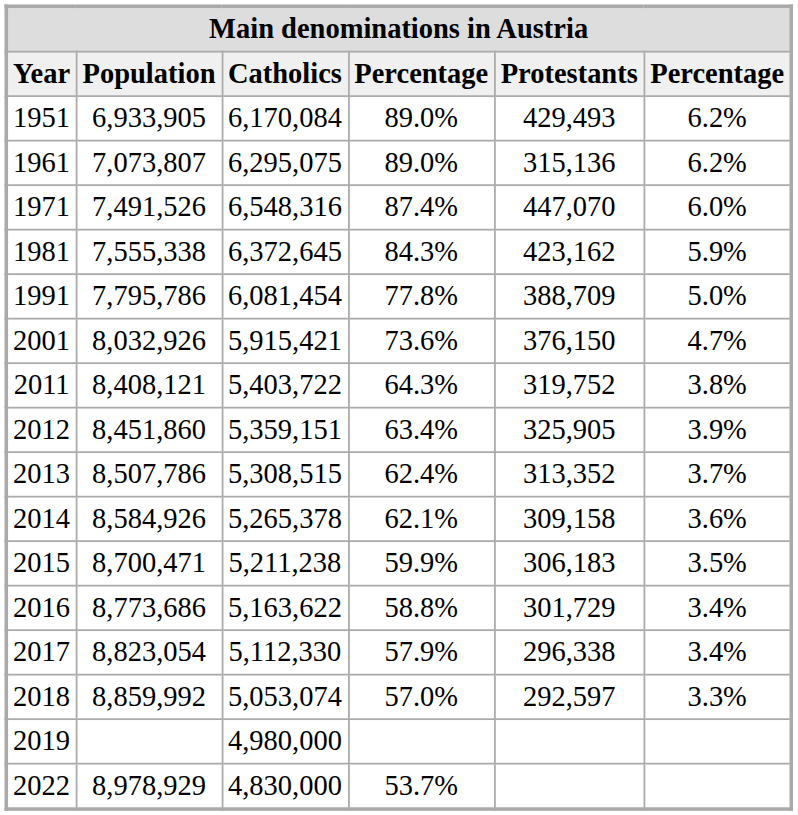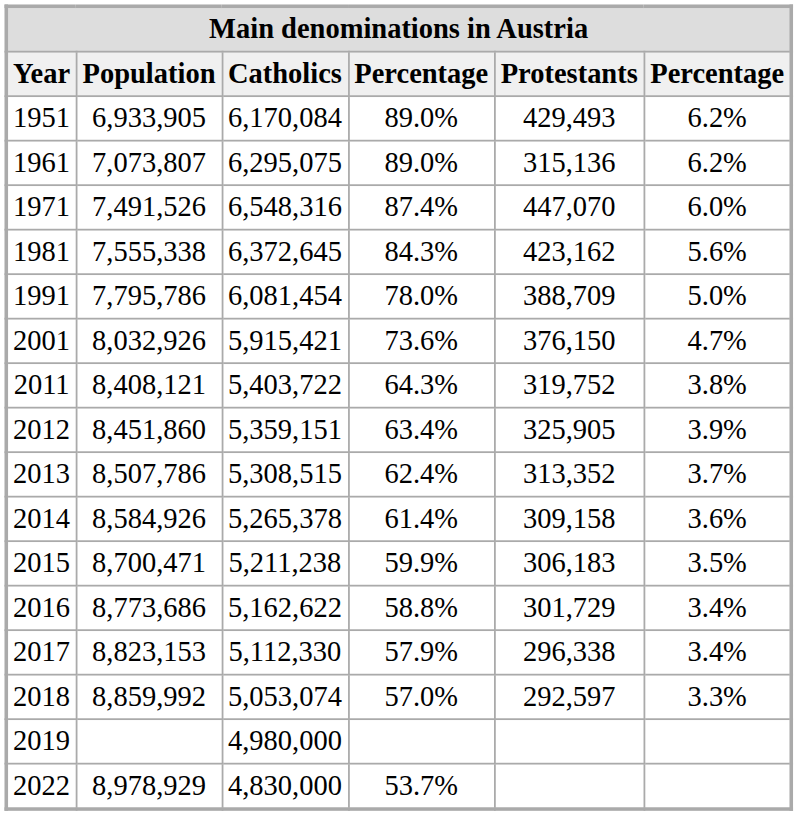(717, 251) 5.9% -> (717, 251) 5.6%
(421, 296) 77.8% -> (421, 296) 78.0%
(421, 518) 62.1% -> (421, 518) 61.4%
(285, 607) 5,163,622 -> (285, 607) 5,162,622
(149, 652) 8,823,054 -> (149, 652) 8,823,153
